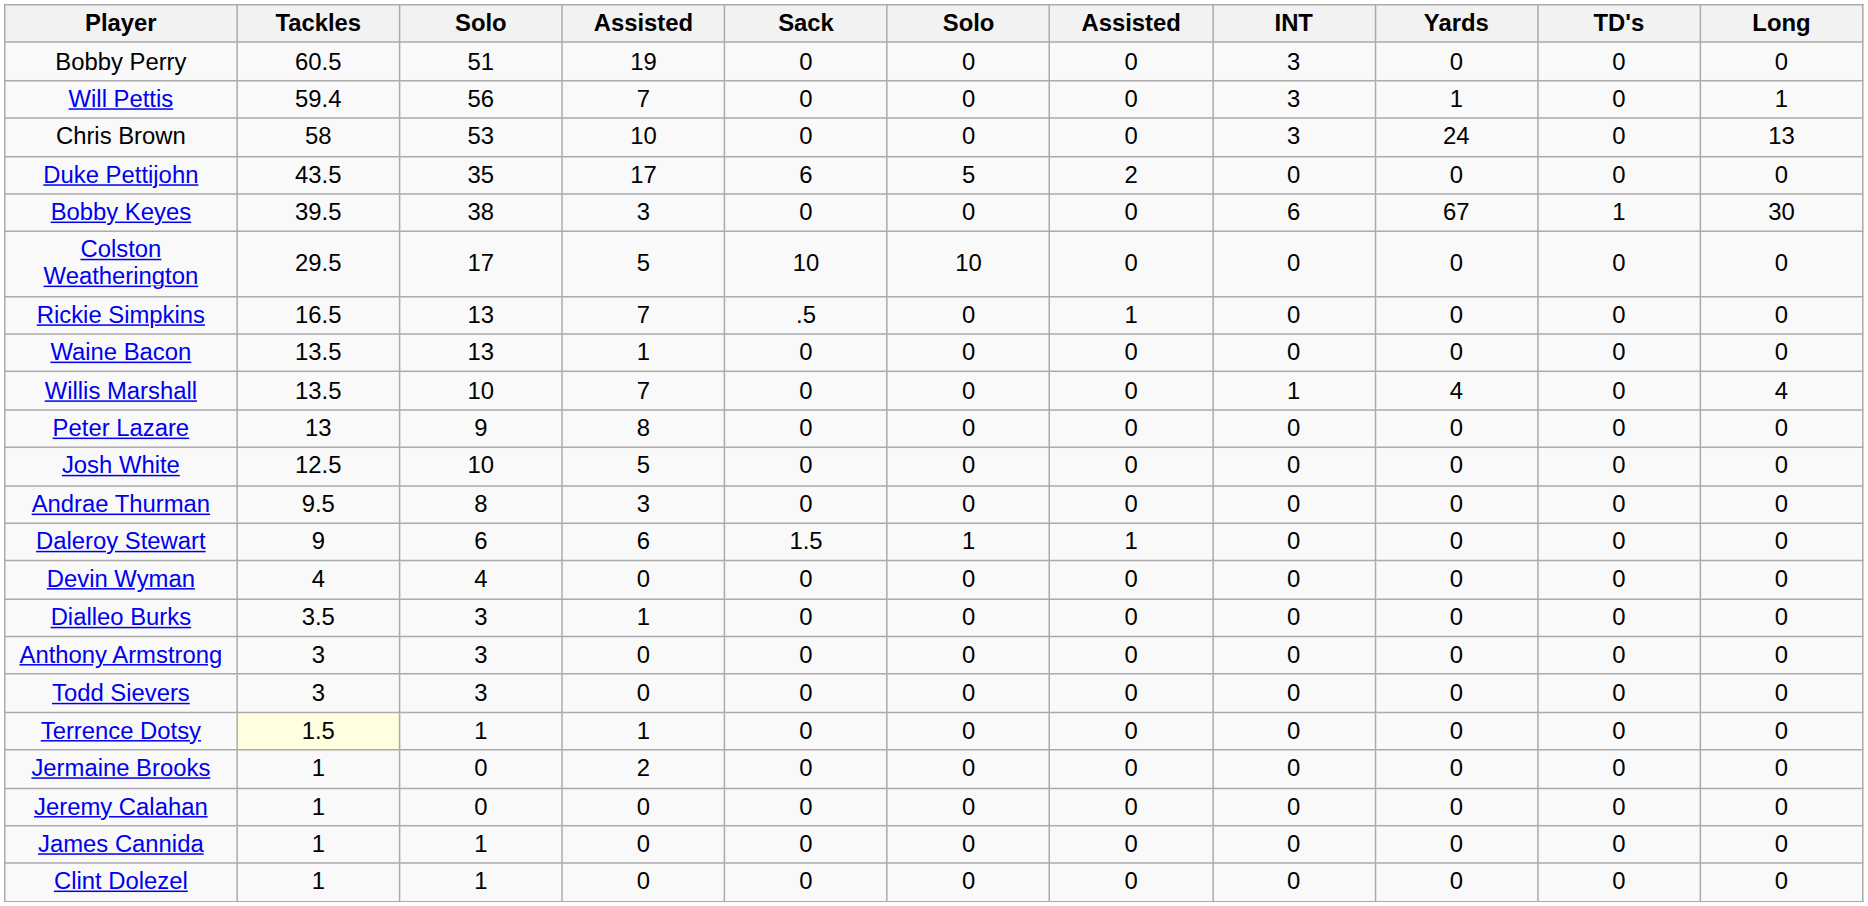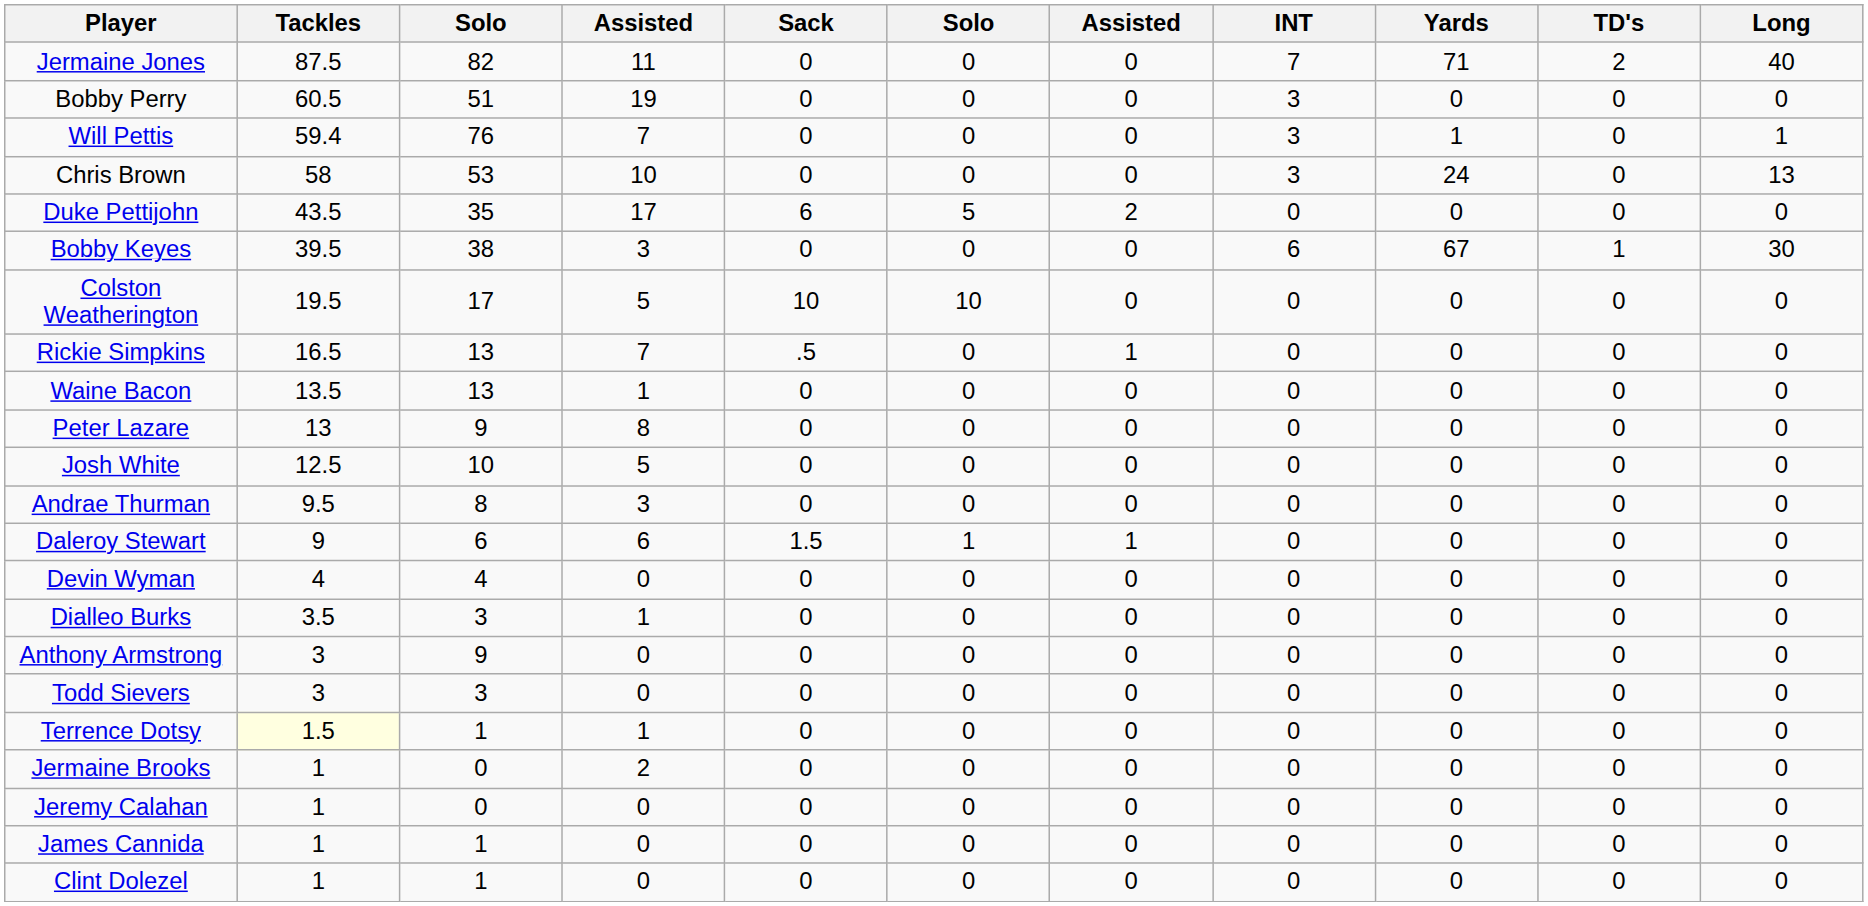+ row: (121, 61)
(481, 99) 56 -> (481, 136) 76
(318, 263) 29.5 -> (318, 301) 19.5
- row: (121, 390)
(481, 655) 3 -> (481, 655) 9
